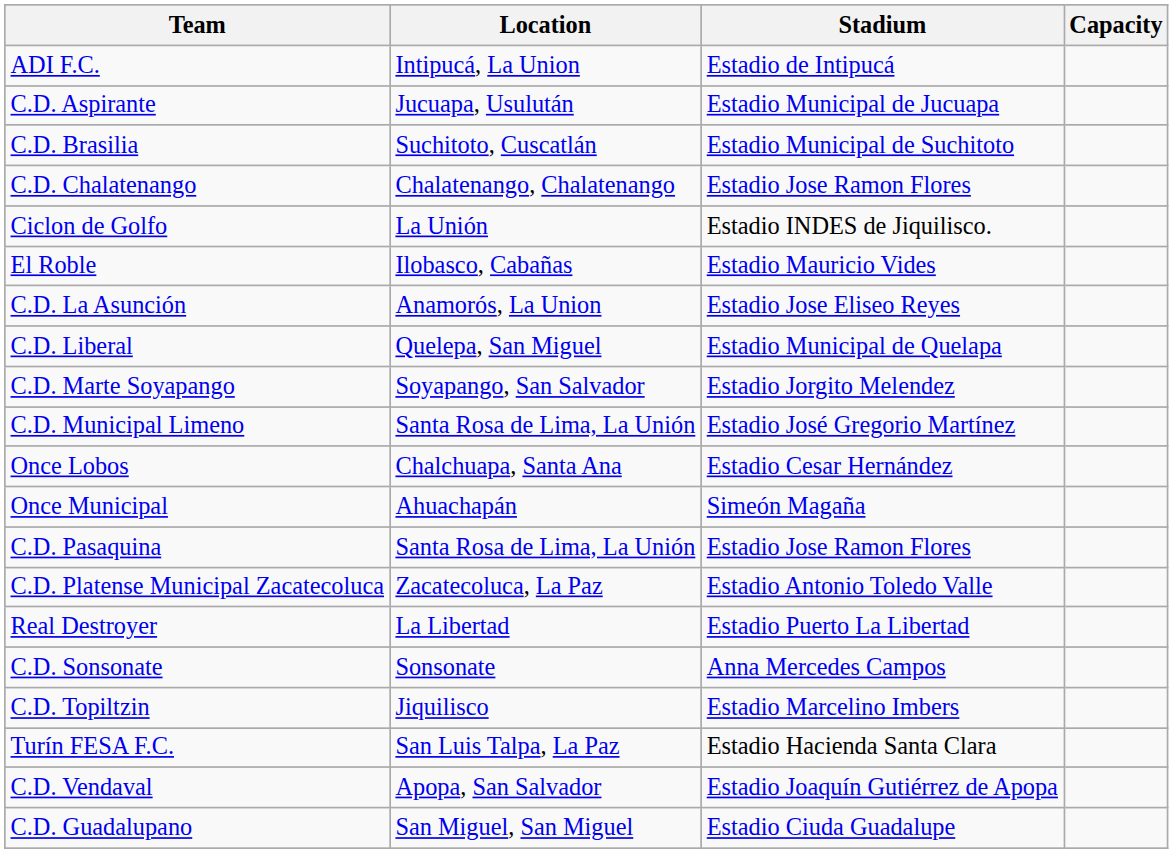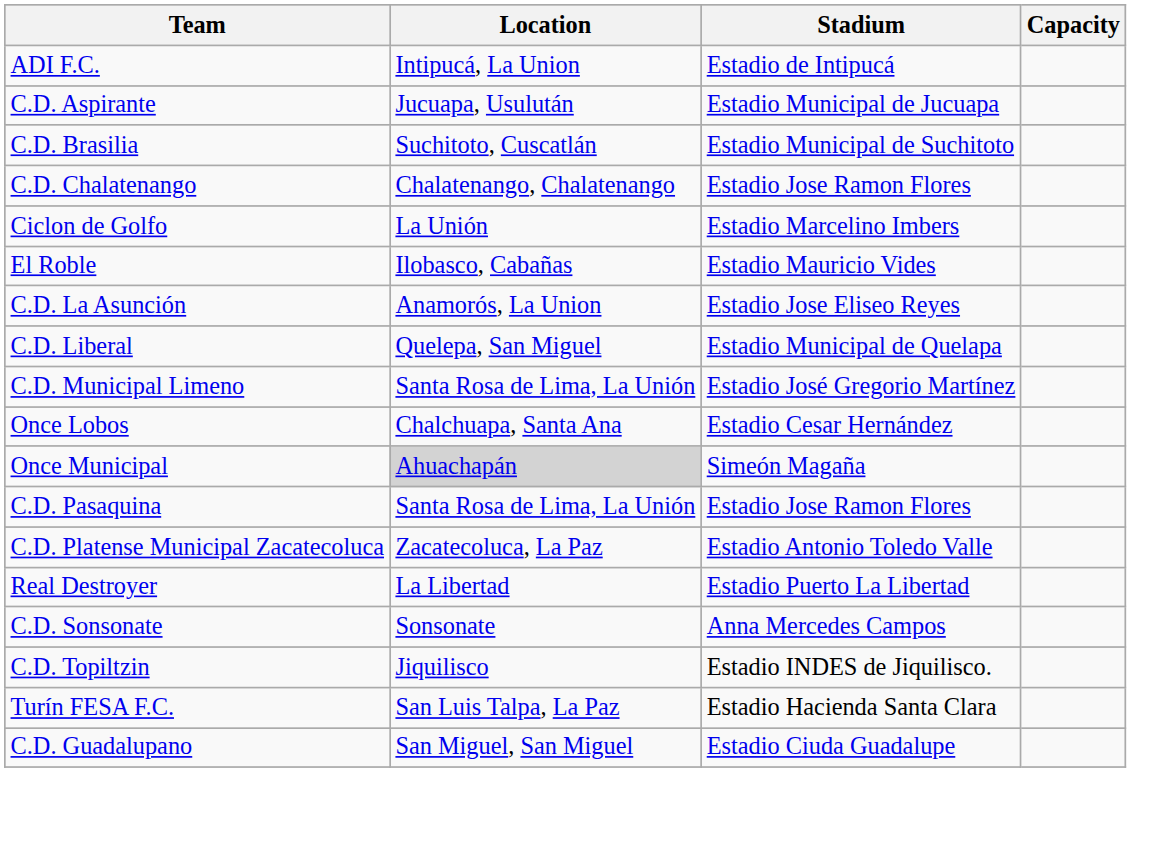(849, 225) Estadio INDES de Jiquilisco. -> (833, 225) Estadio Marcelino Imbers
- row: (123, 386)
(456, 506) no background -> (456, 466) lightgrey background
(833, 707) Estadio Marcelino Imbers -> (849, 667) Estadio INDES de Jiquilisco.
- row: (82, 787)
